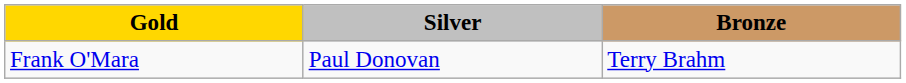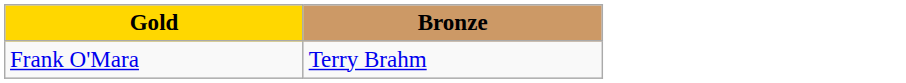- column: (453, 22)
